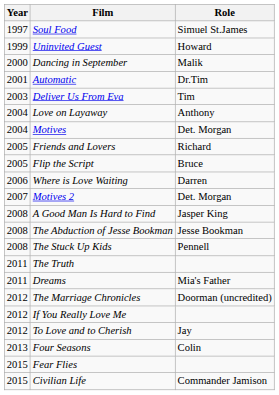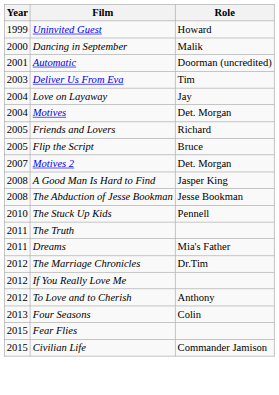- row: (55, 29)
(193, 79) Dr.Tim -> (225, 63) Doorman (uncredited)
(196, 113) Anthony -> (185, 96) Jay
- row: (80, 180)
(17, 247) 2008 -> (17, 213) 2010
(225, 297) Doorman (uncredited) -> (193, 264) Dr.Tim
(185, 331) Jay -> (196, 297) Anthony
